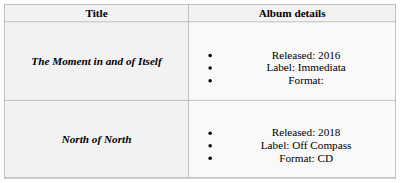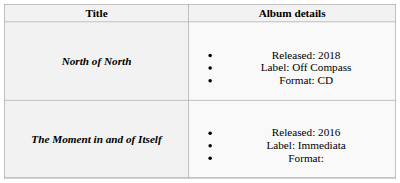rows swapped: (97, 61) <-> (97, 139)
